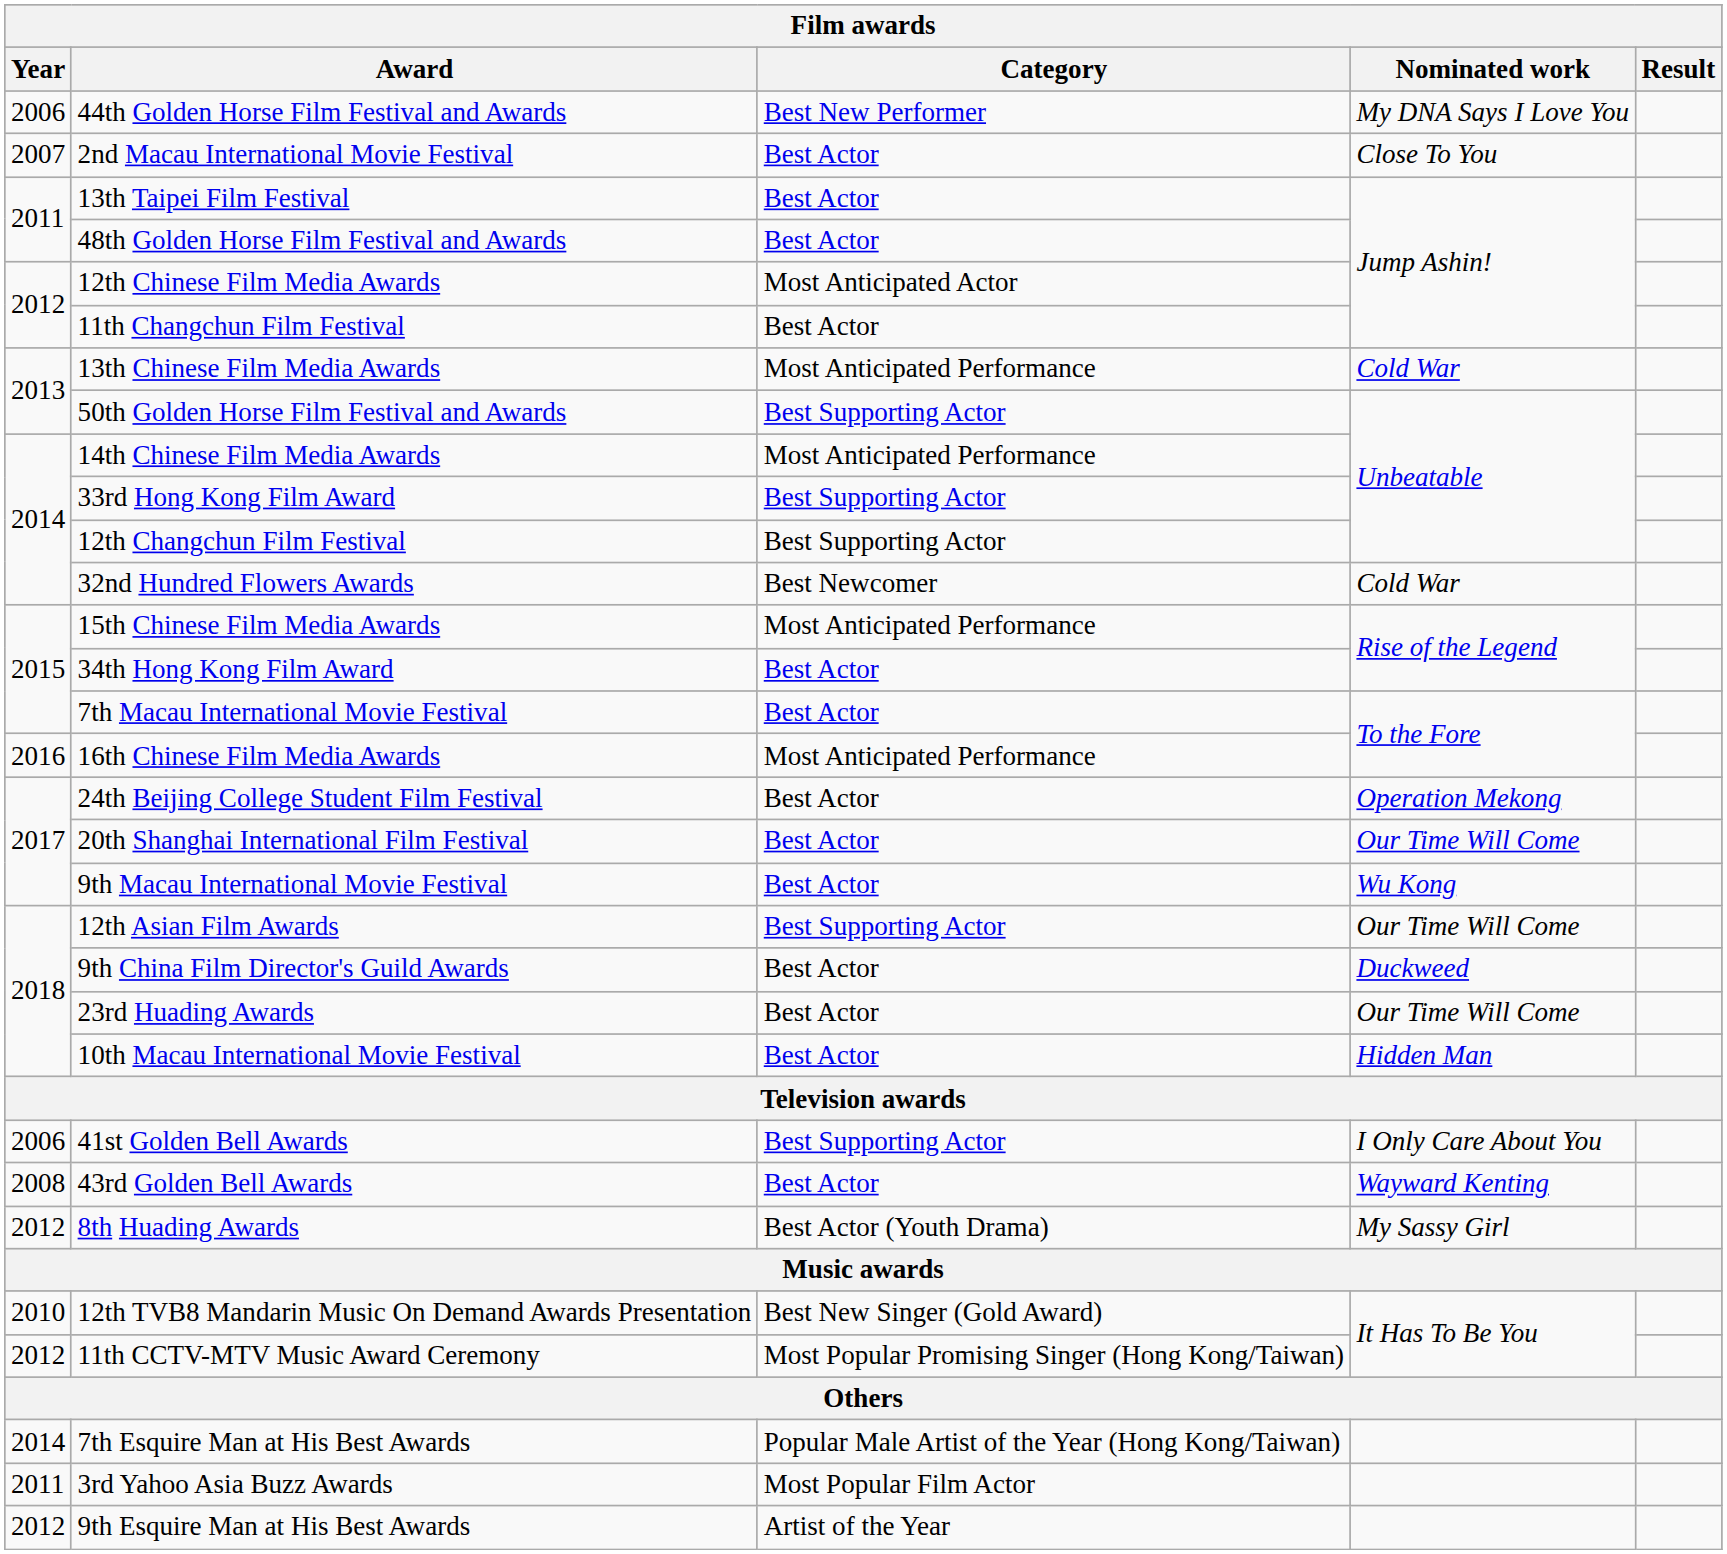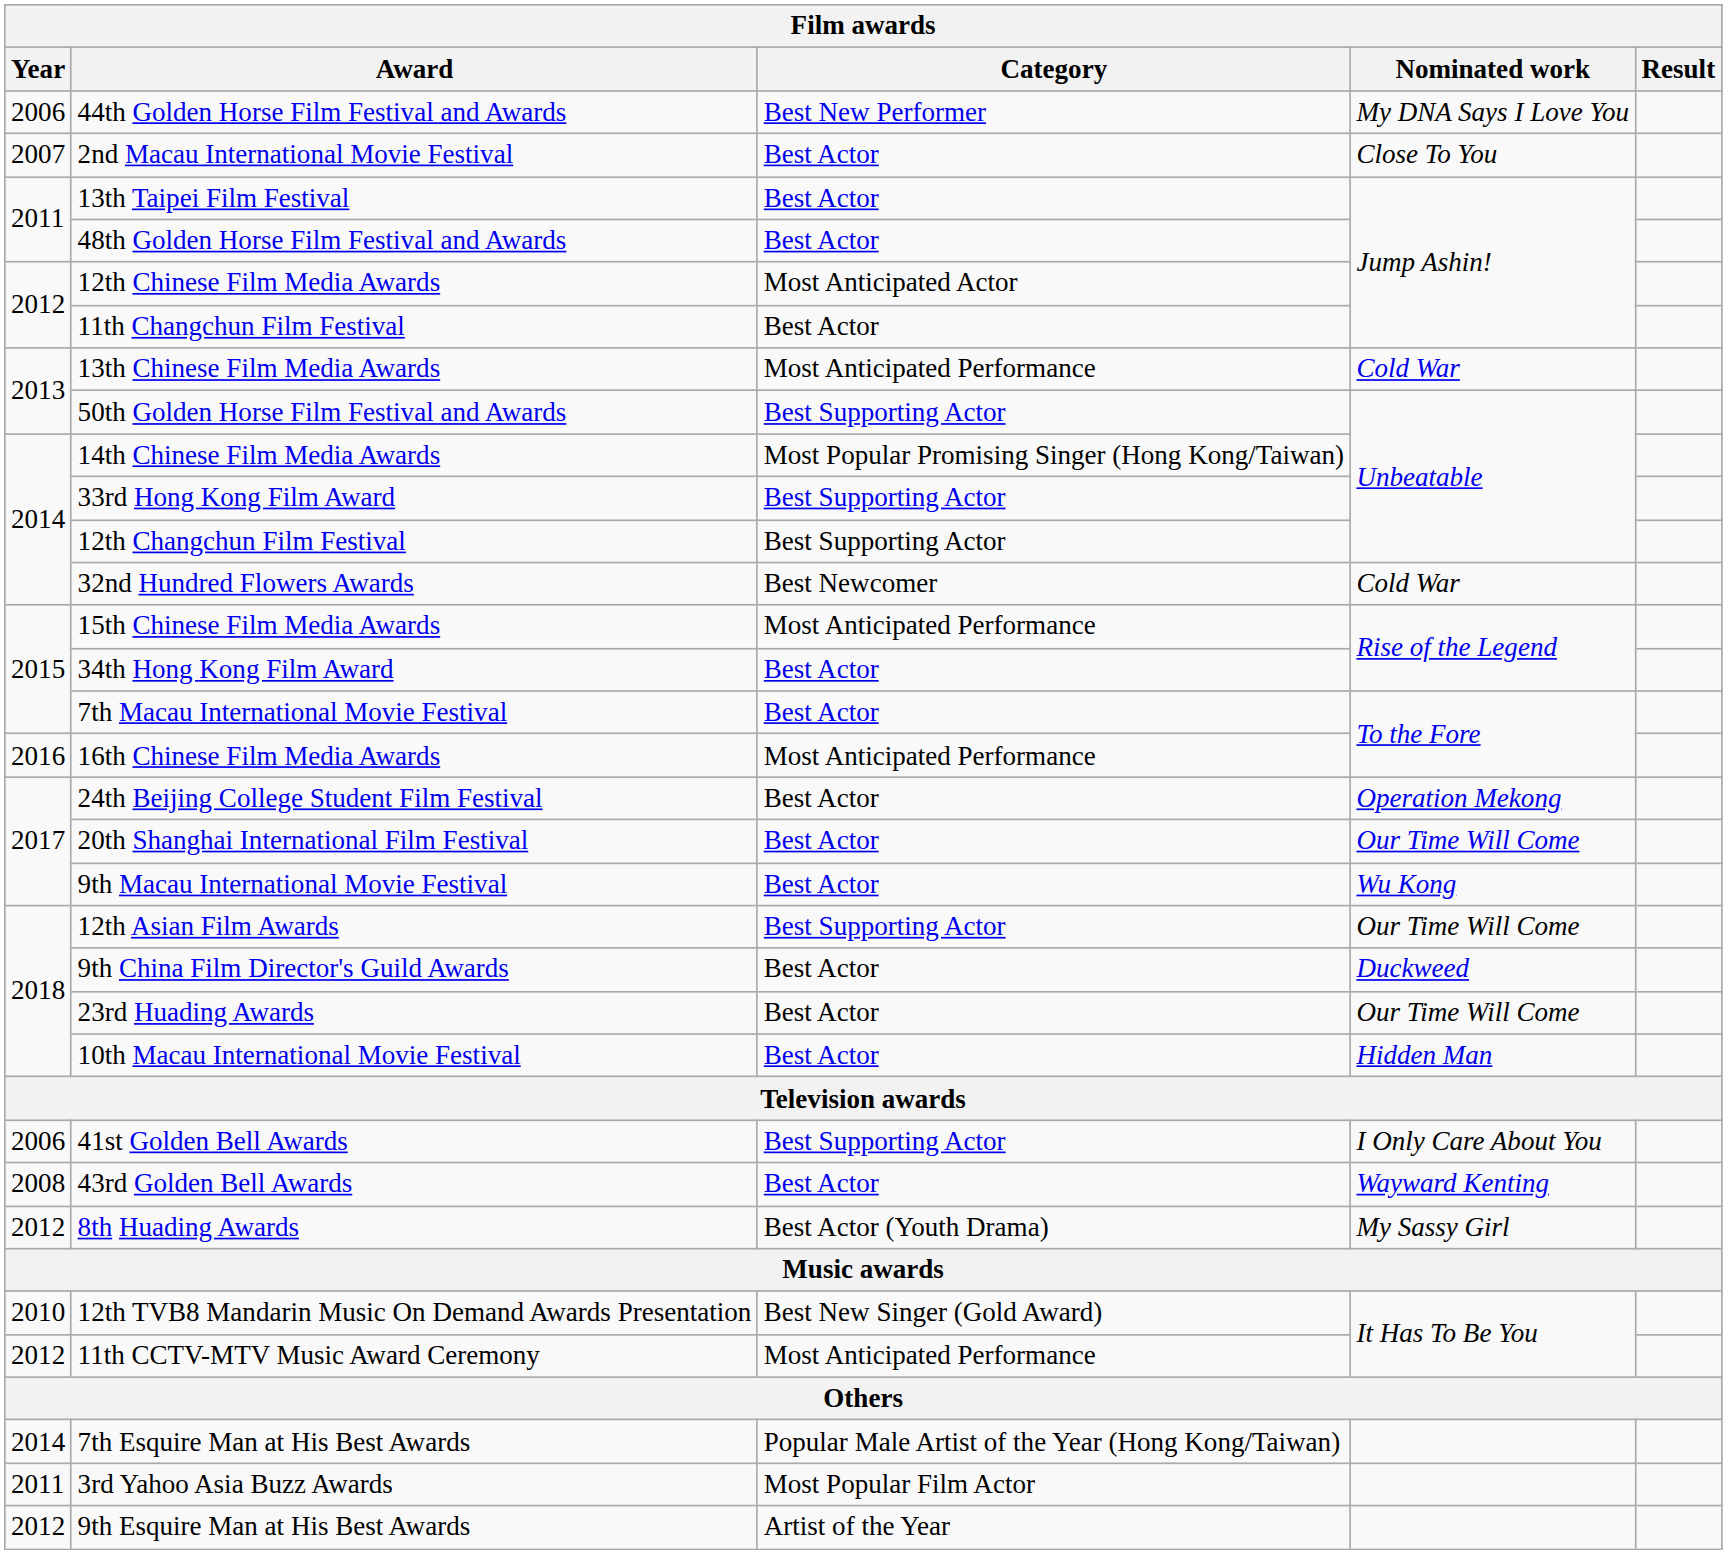(930, 454) Most Anticipated Performance -> (1054, 454) Most Popular Promising Singer (Hong Kong/Taiwan)
(1054, 1355) Most Popular Promising Singer (Hong Kong/Taiwan) -> (930, 1355) Most Anticipated Performance
